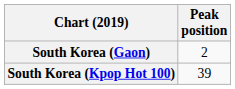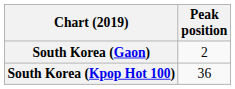(204, 73) 39 -> (204, 73) 36
